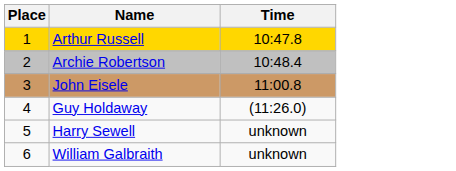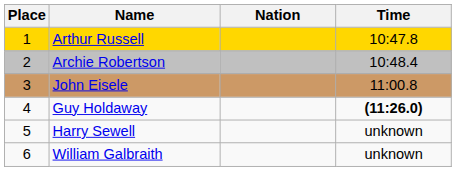+ column: (278, 16)
(278, 108) normal -> (394, 108) bold
